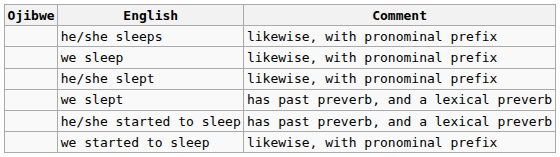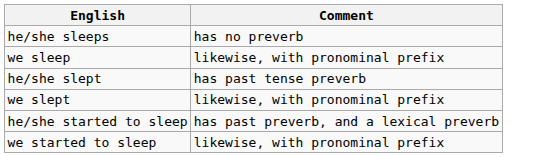- column: (31, 15)
(372, 36) likewise, with pronominal prefix -> (249, 36) has no preverb
(372, 79) likewise, with pronominal prefix -> (280, 79) has past tense preverb
(400, 100) has past preverb, and a lexical preverb -> (319, 100) likewise, with pronominal prefix
